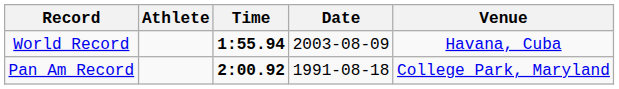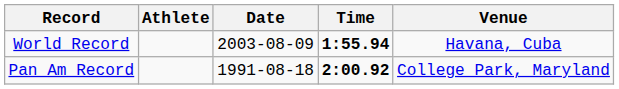columns swapped: (251, 18) <-> (341, 18)
